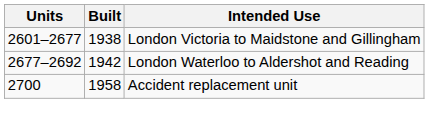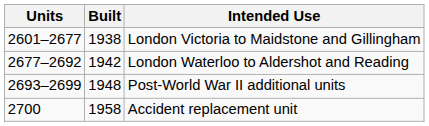+ row: (237, 86)
